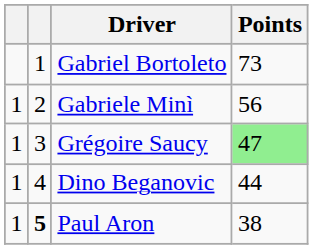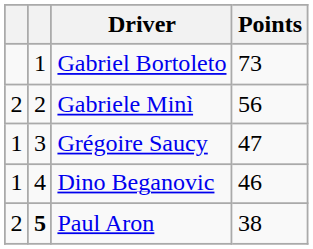(17, 103) 1 -> (17, 103) 2
(250, 143) lightgreen background -> (250, 143) no background
(250, 182) 44 -> (250, 182) 46
(17, 222) 1 -> (17, 222) 2
